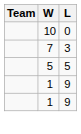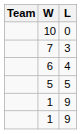+ row: (47, 66)
